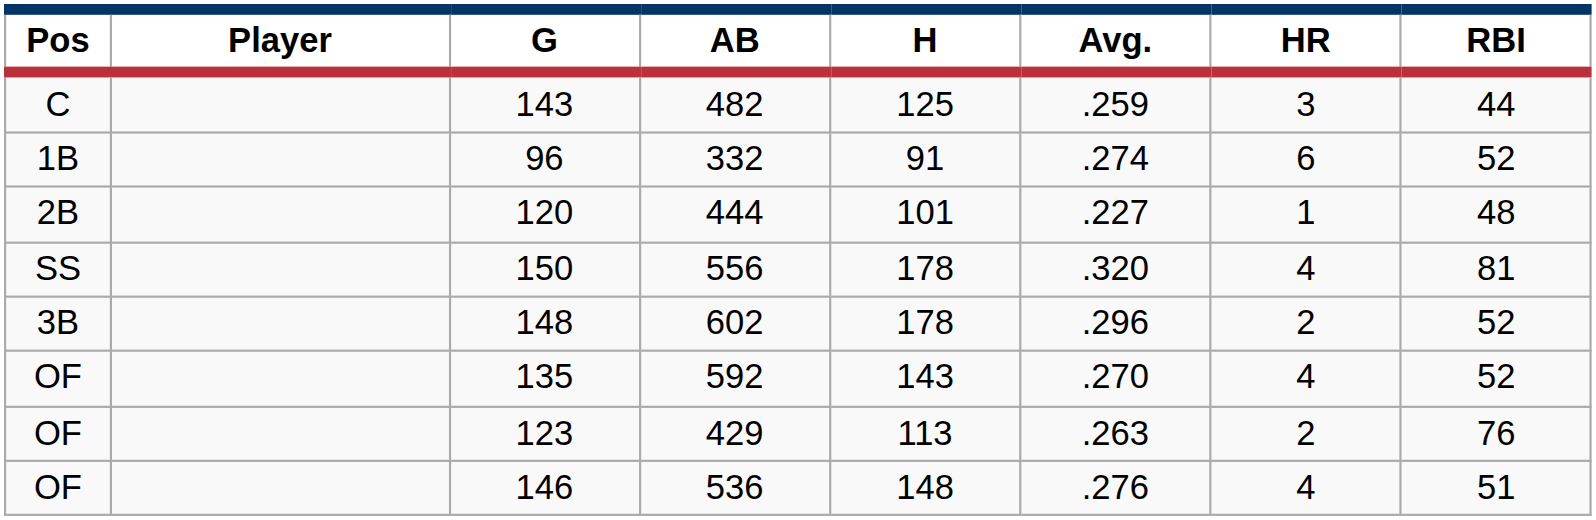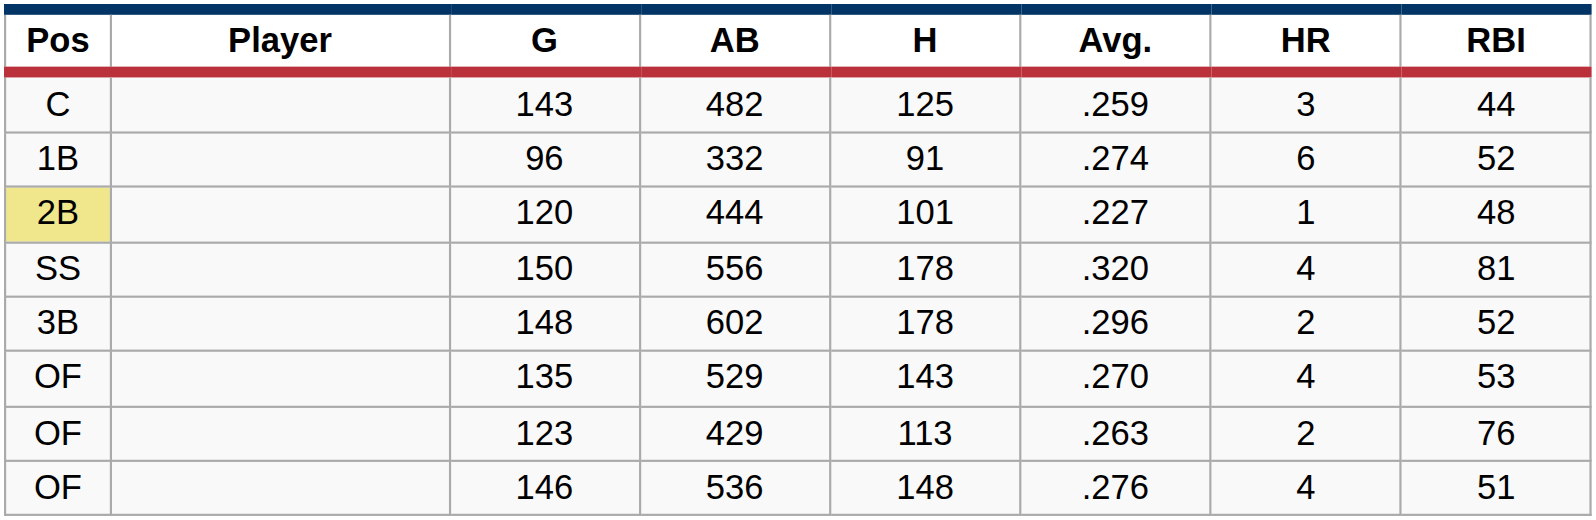(58, 213) no background -> (58, 213) khaki background
(735, 378) 592 -> (735, 378) 529
(1496, 378) 52 -> (1496, 378) 53
